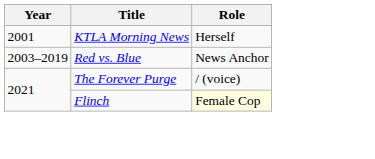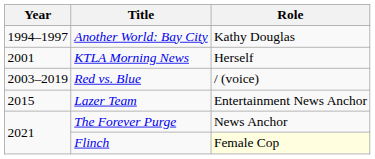+ row: (141, 36)
(232, 57) News Anchor -> (236, 79) / (voice)
+ row: (106, 100)
(218, 79) / (voice) -> (251, 121) News Anchor
